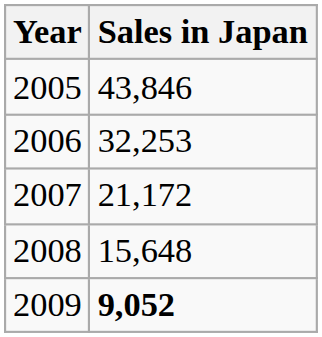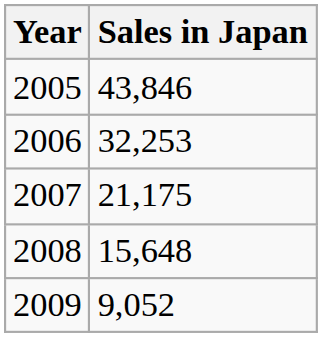(145, 195) 21,172 -> (145, 195) 21,175
(136, 304) bold -> (136, 304) normal
